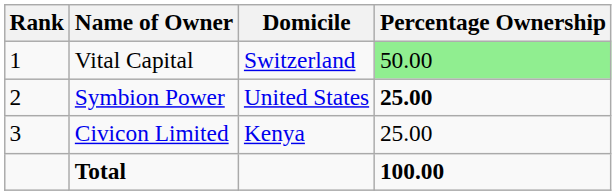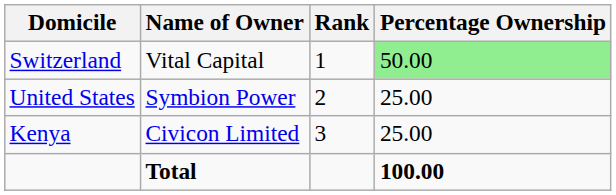columns swapped: (37, 23) <-> (307, 23)
(406, 97) bold -> (406, 97) normal
